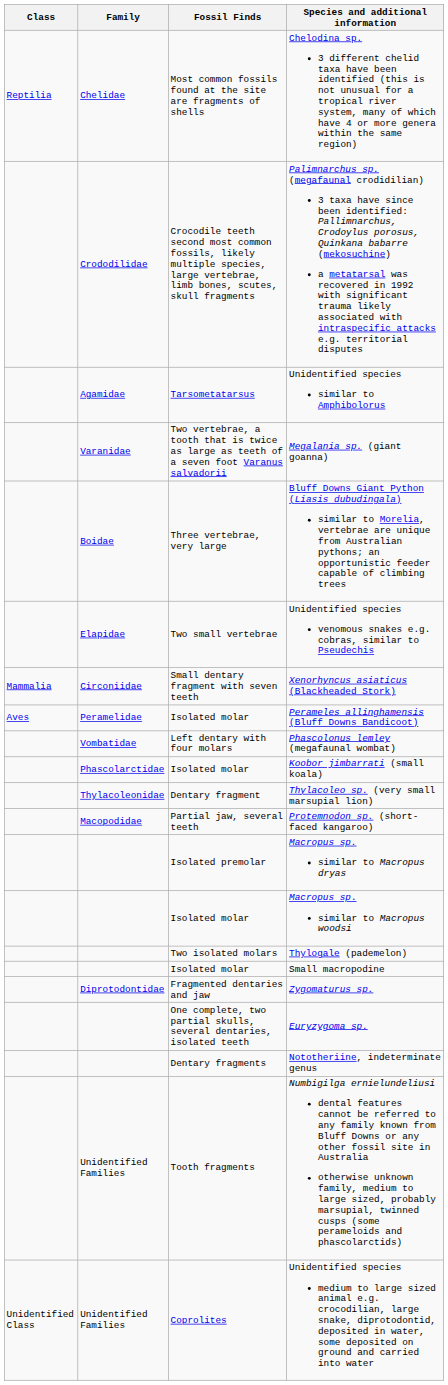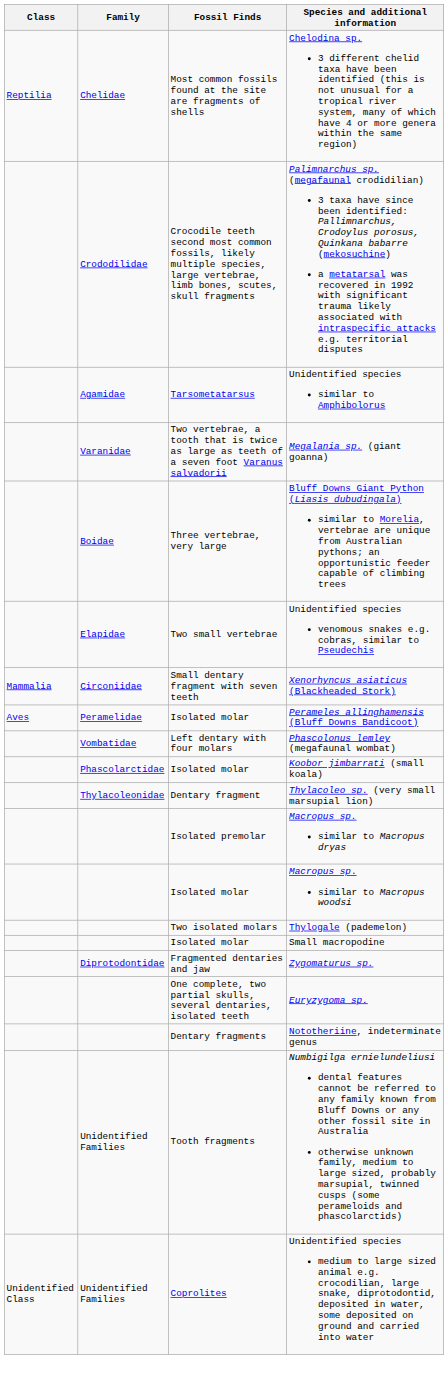- row: (354, 822)
